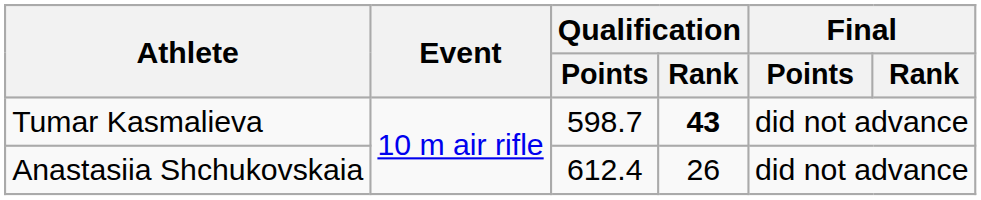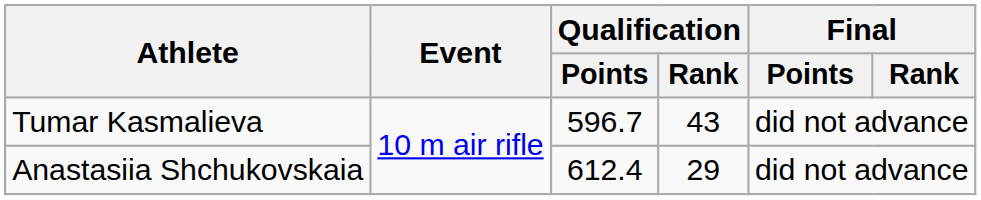(605, 122) 598.7 -> (605, 122) 596.7
(703, 122) bold -> (703, 122) normal
(703, 170) 26 -> (703, 170) 29
